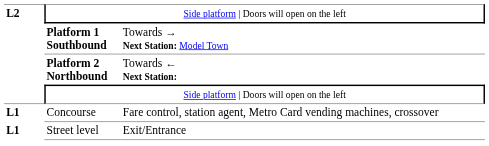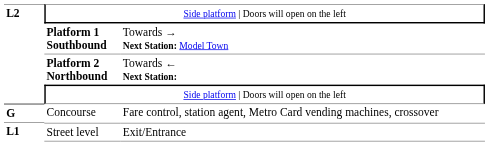(13, 112) L1 -> (11, 113) G
